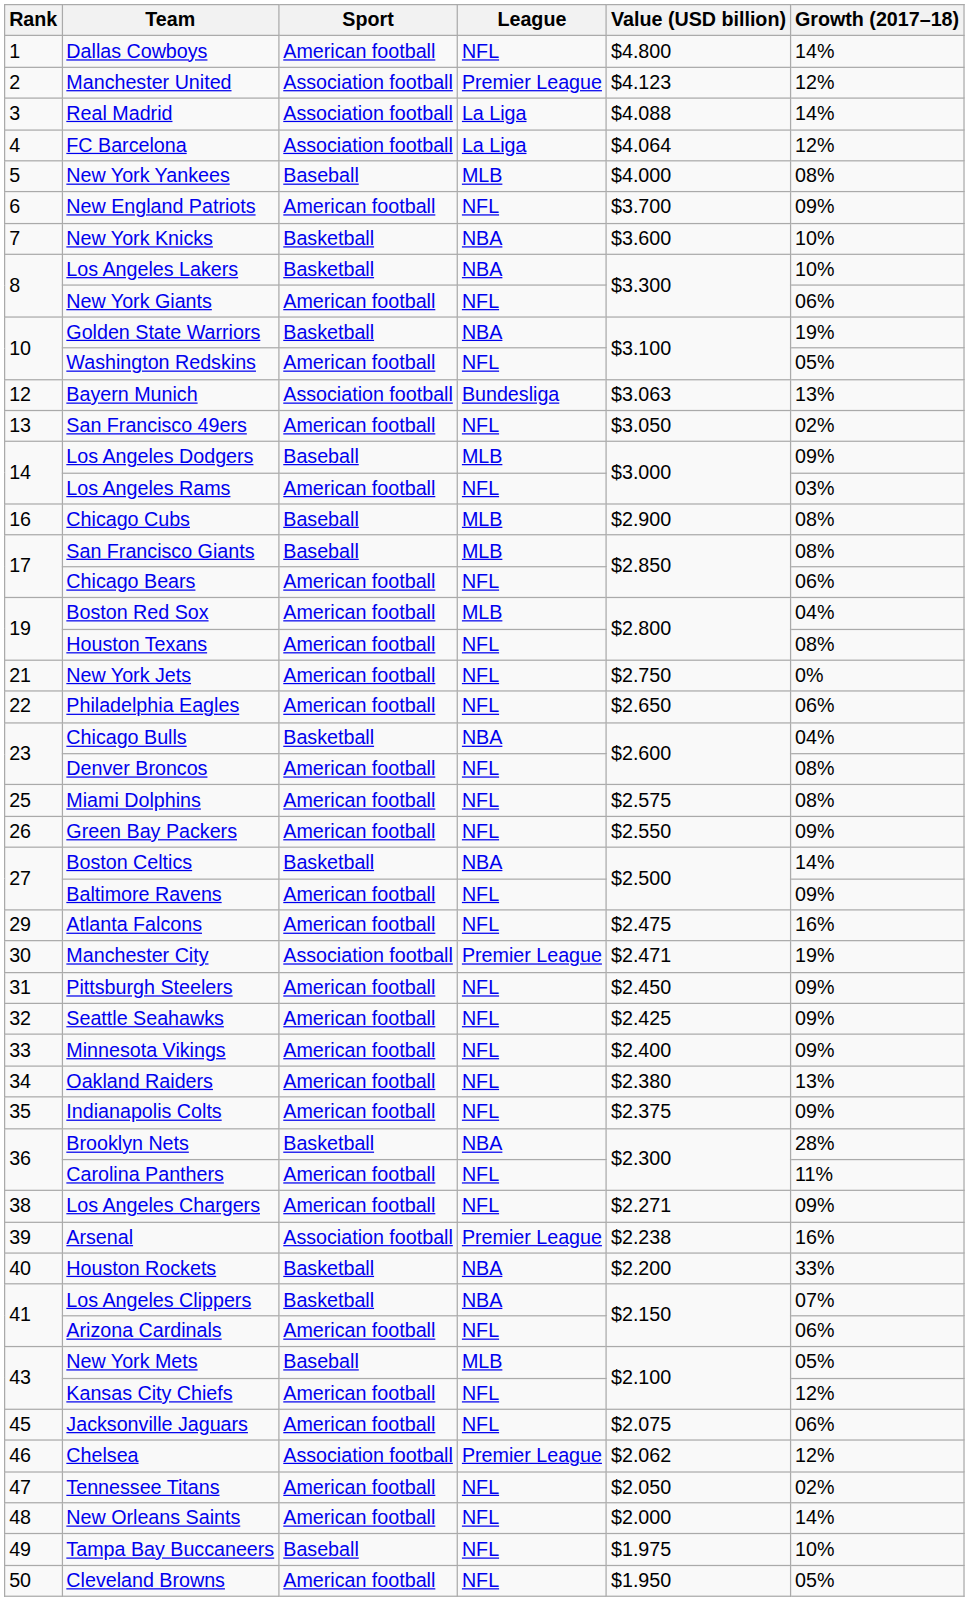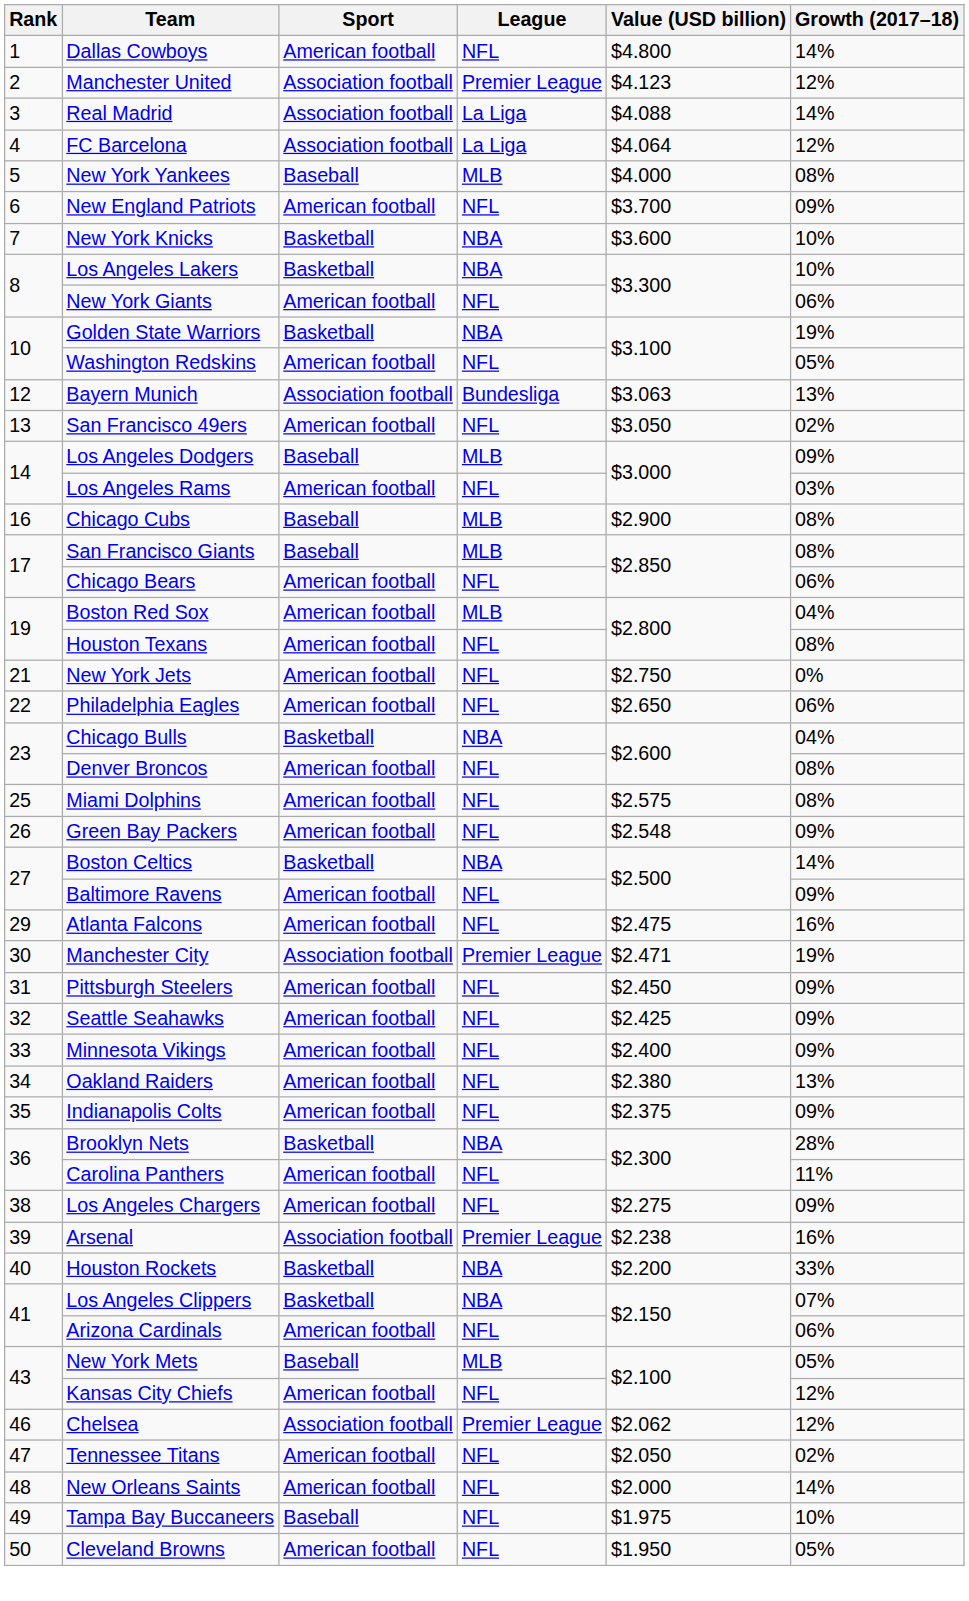(641, 831) $2.550 -> (641, 831) $2.548
(641, 1206) $2.271 -> (641, 1206) $2.275
- row: (157, 1424)
